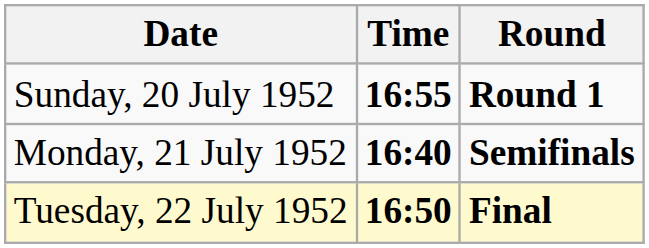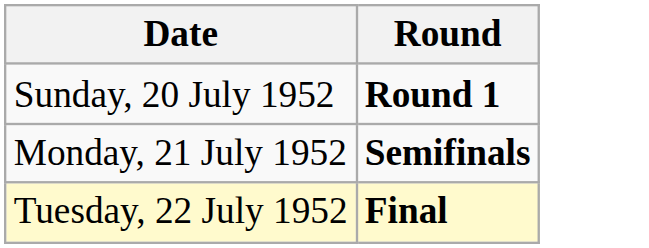- column: (408, 34)
